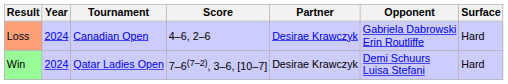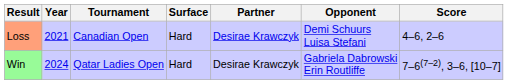columns swapped: (481, 13) <-> (218, 13)
(56, 36) 2024 -> (56, 36) 2021
(410, 36) Gabriela Dabrowski Erin Routliffe -> (337, 36) Demi Schuurs Luisa Stefani
(397, 65) Demi Schuurs Luisa Stefani -> (351, 65) Gabriela Dabrowski Erin Routliffe
